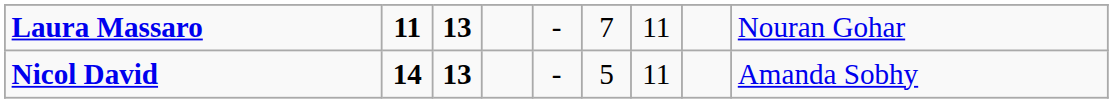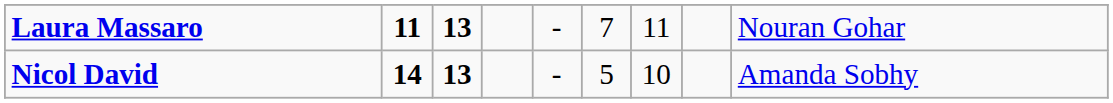(656, 73) 11 -> (656, 73) 10
